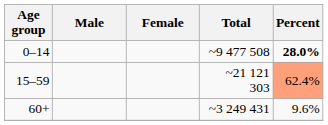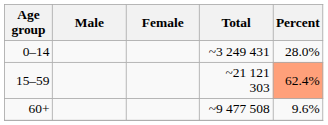(239, 51) ~9 477 508 -> (239, 51) ~3 249 431
(301, 51) bold -> (302, 51) normal
(239, 109) ~3 249 431 -> (239, 109) ~9 477 508
